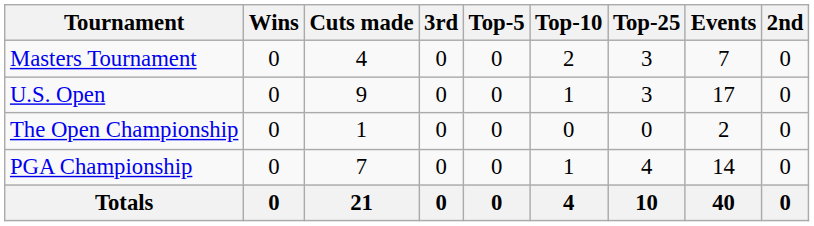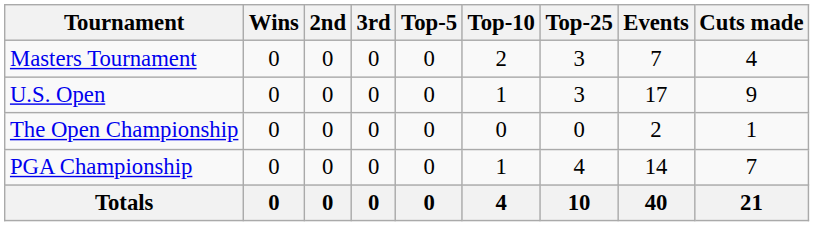columns swapped: (785, 22) <-> (362, 22)
